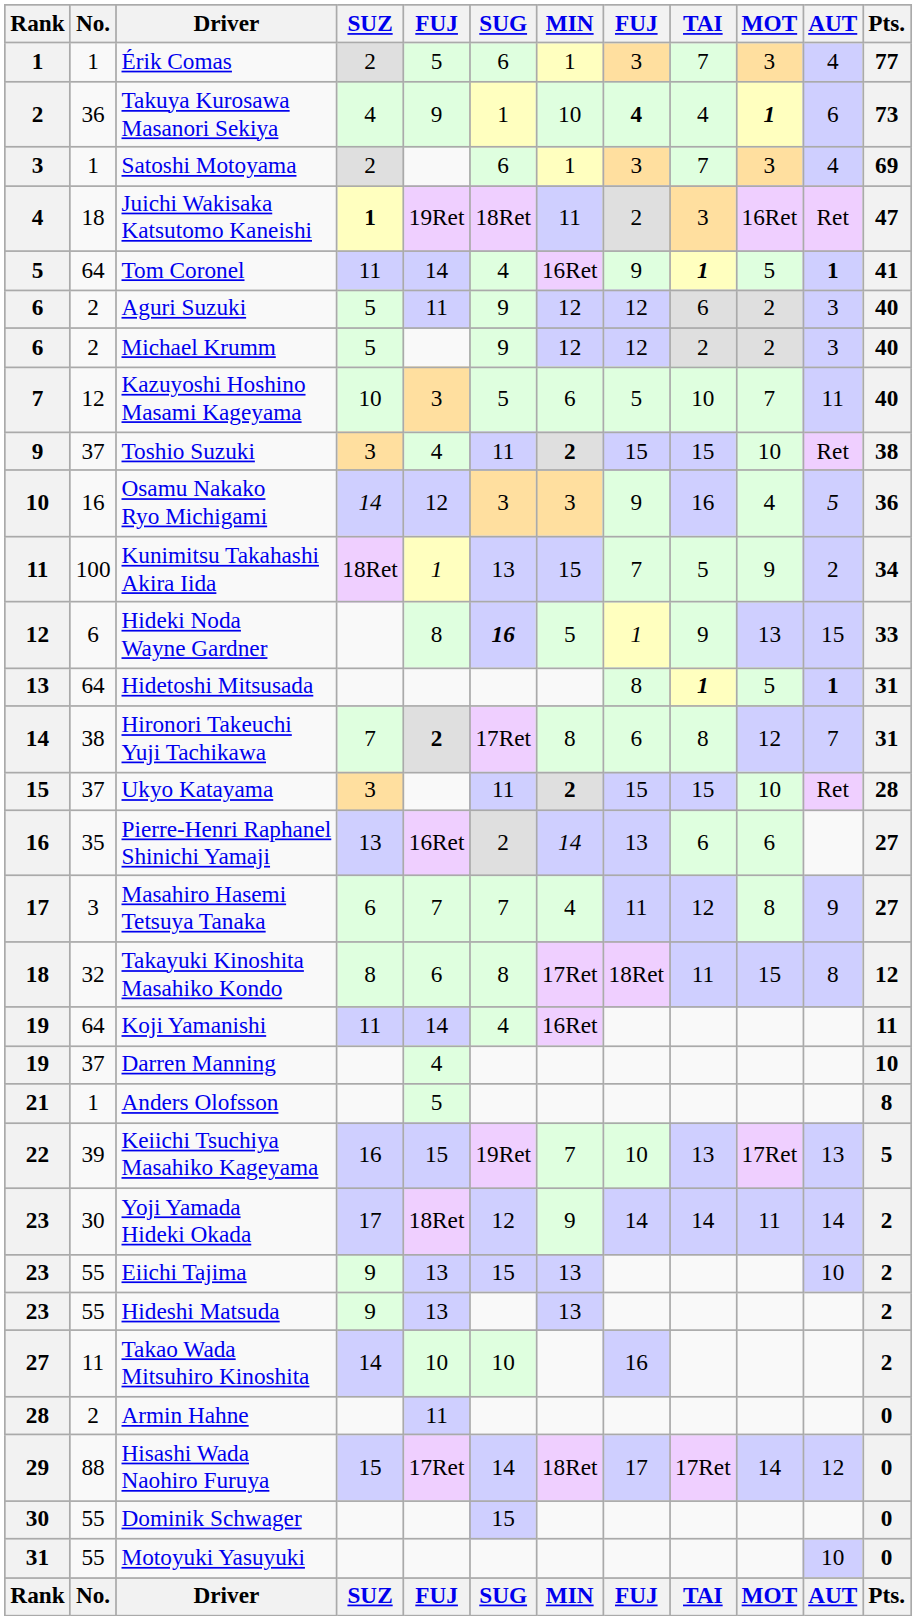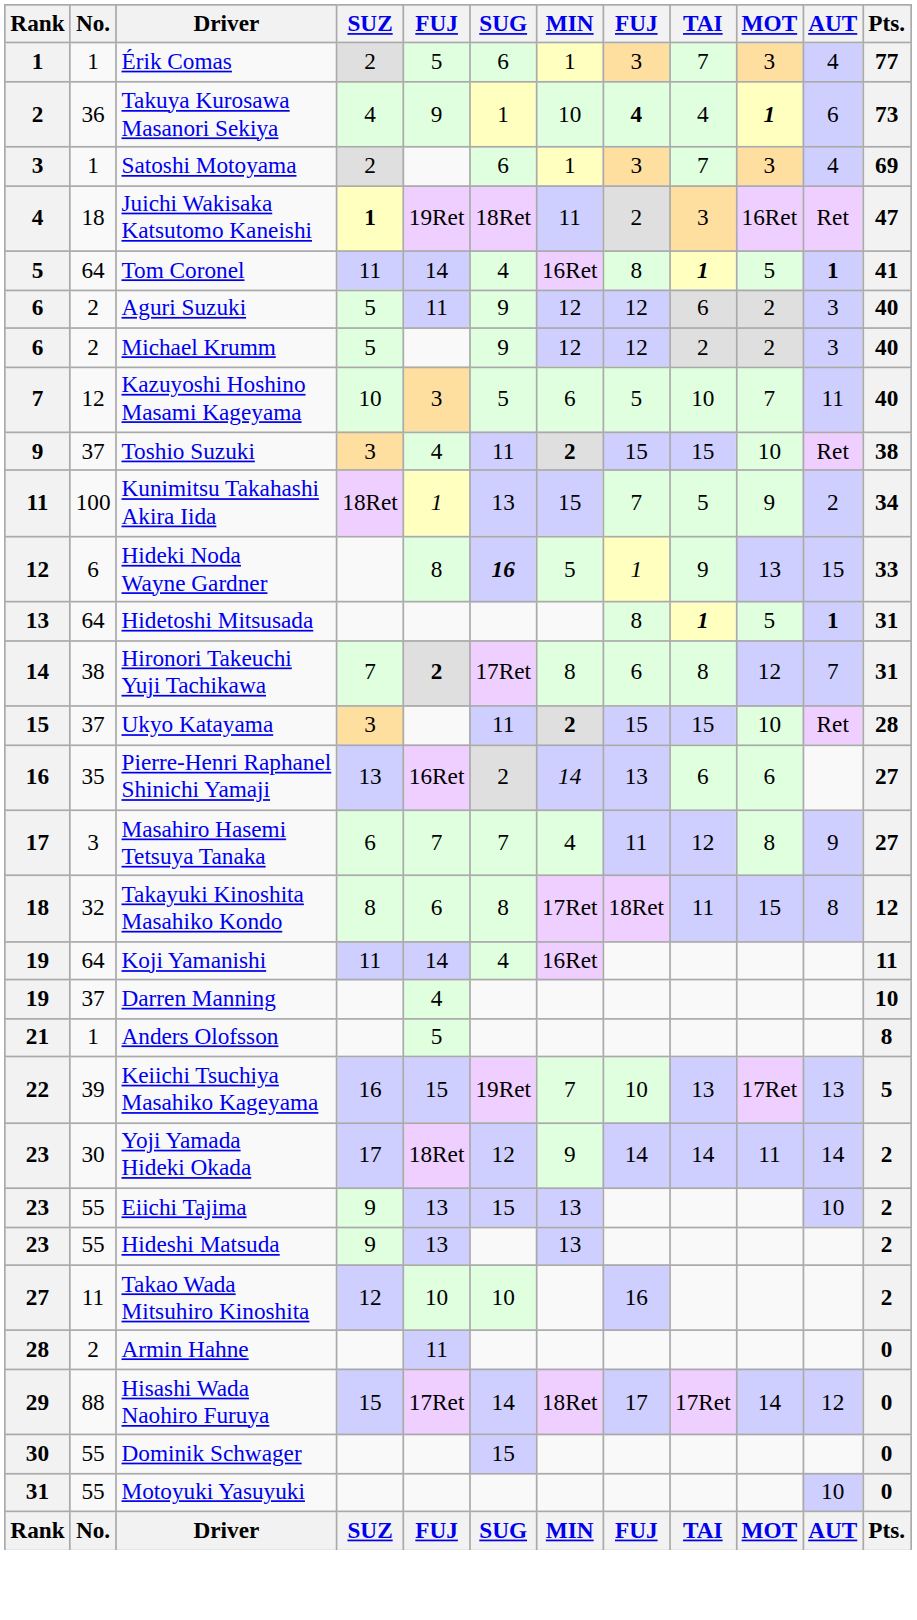(636, 269) 9 -> (636, 269) 8
- row: (194, 502)
(370, 1362) 14 -> (370, 1297) 12
